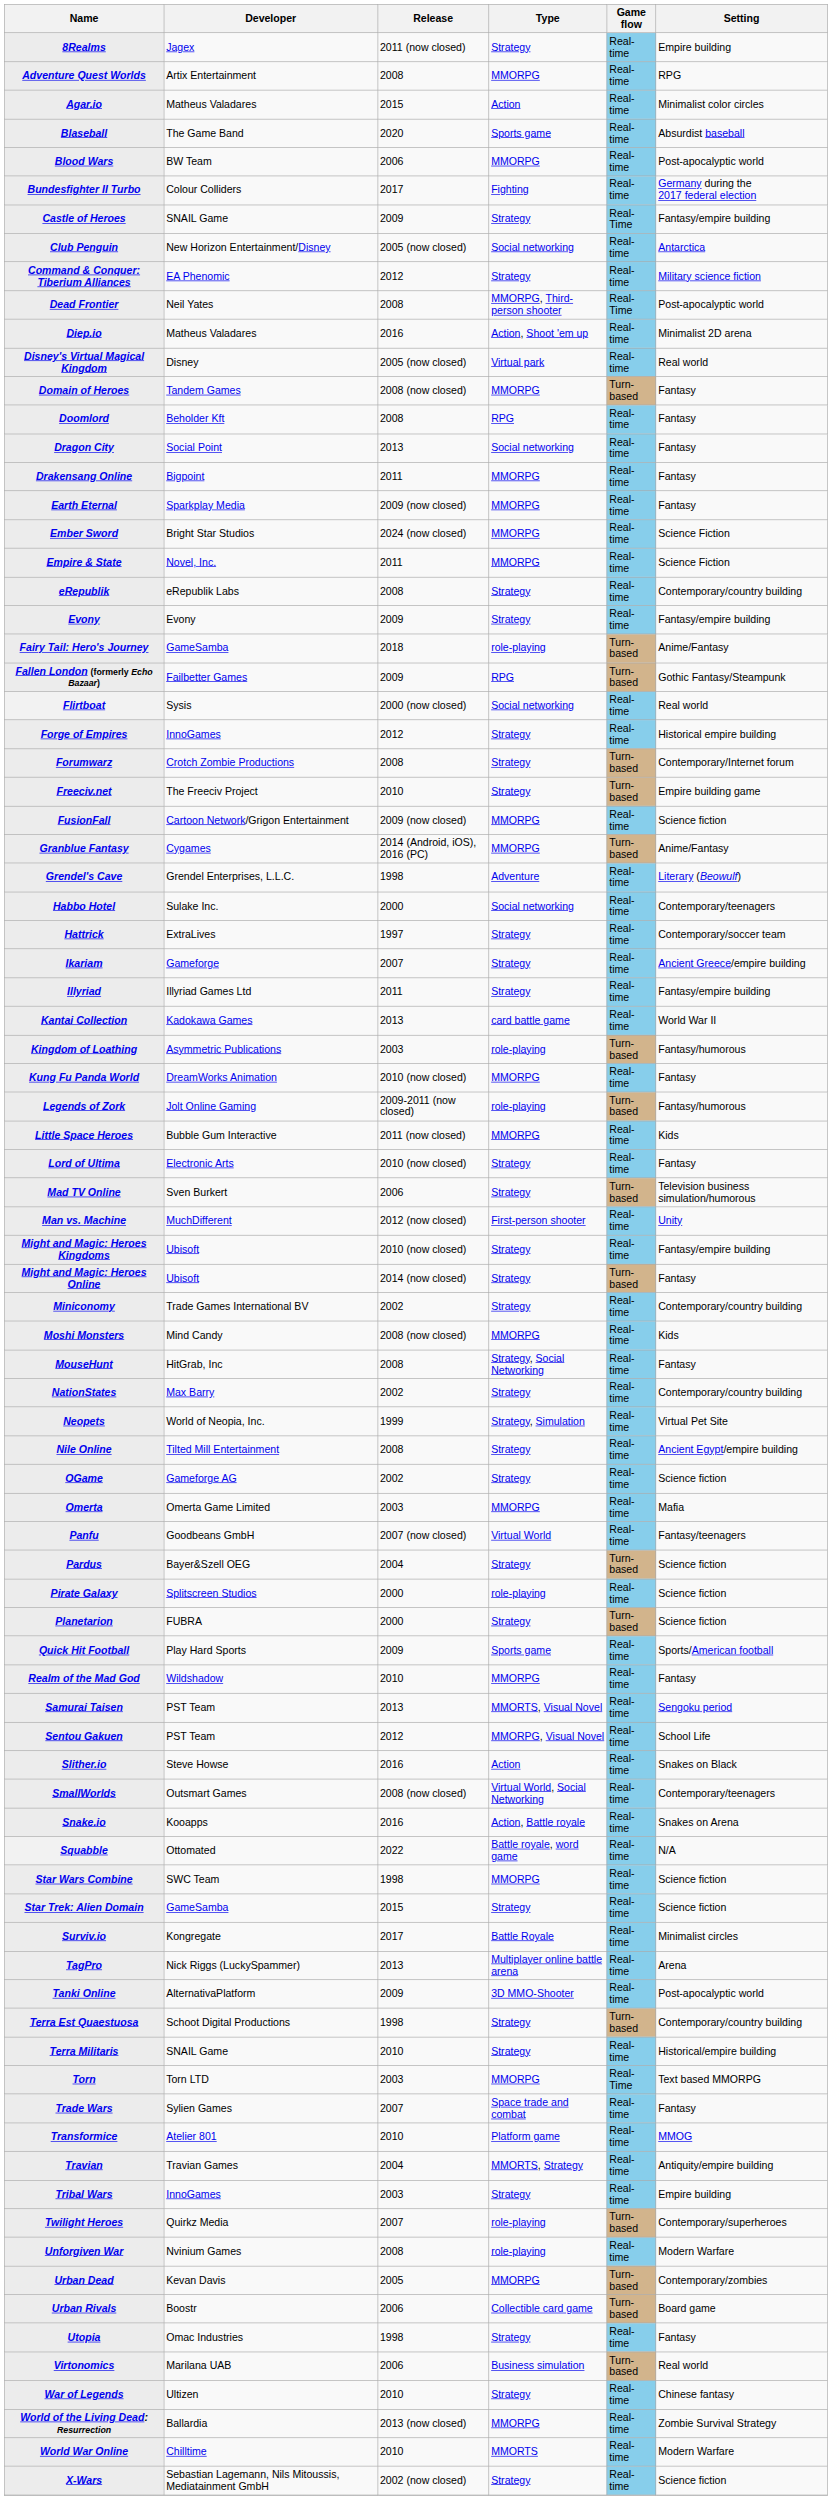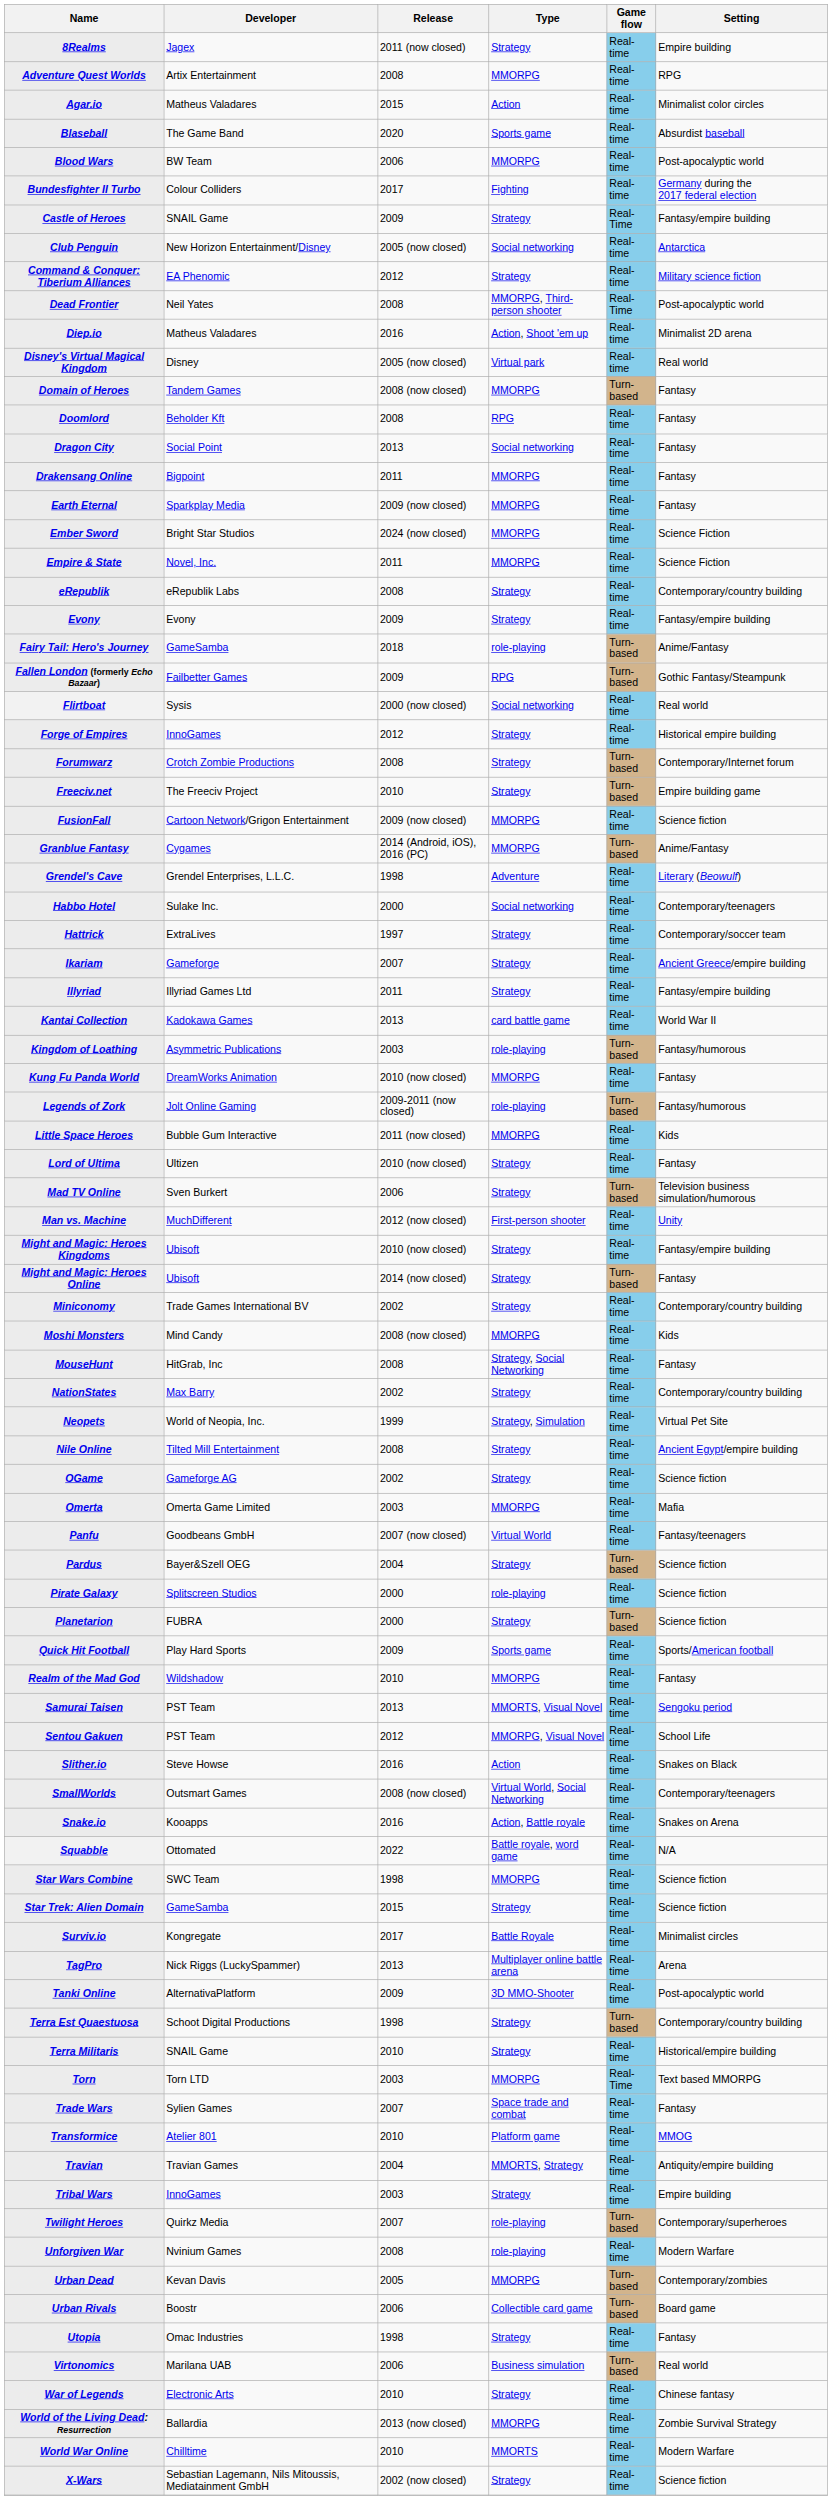(200, 1163) Electronic Arts -> (182, 1163) Ultizen
(182, 2394) Ultizen -> (200, 2394) Electronic Arts
